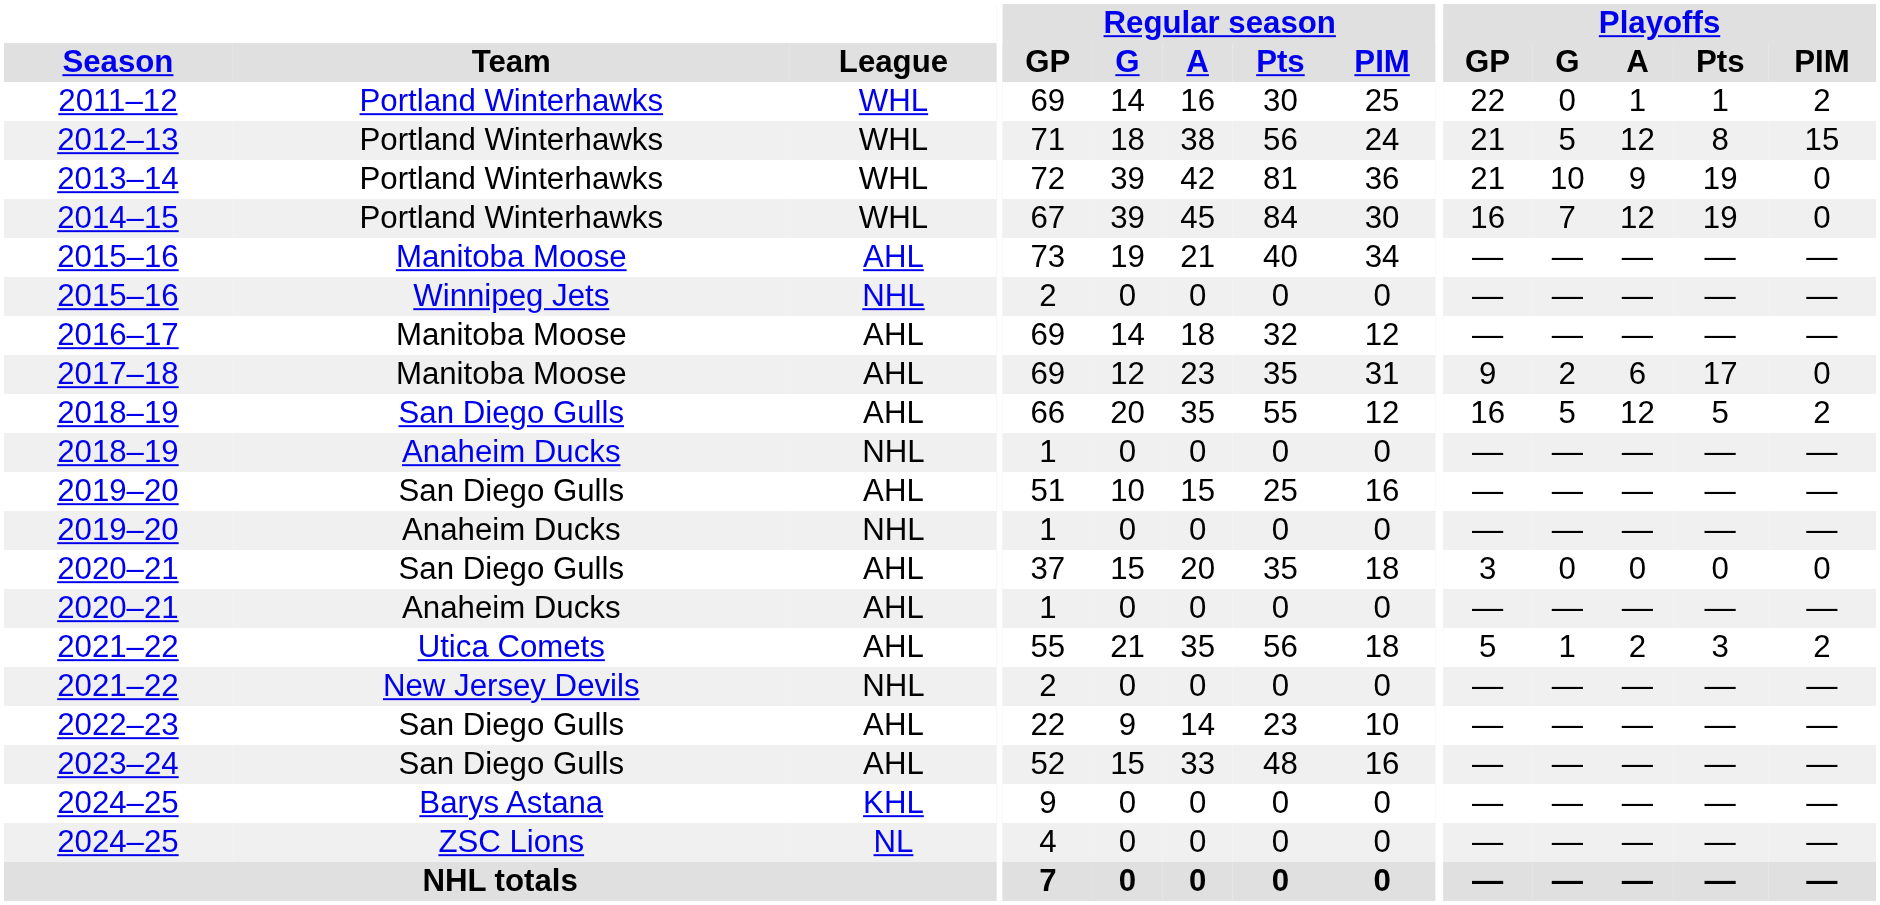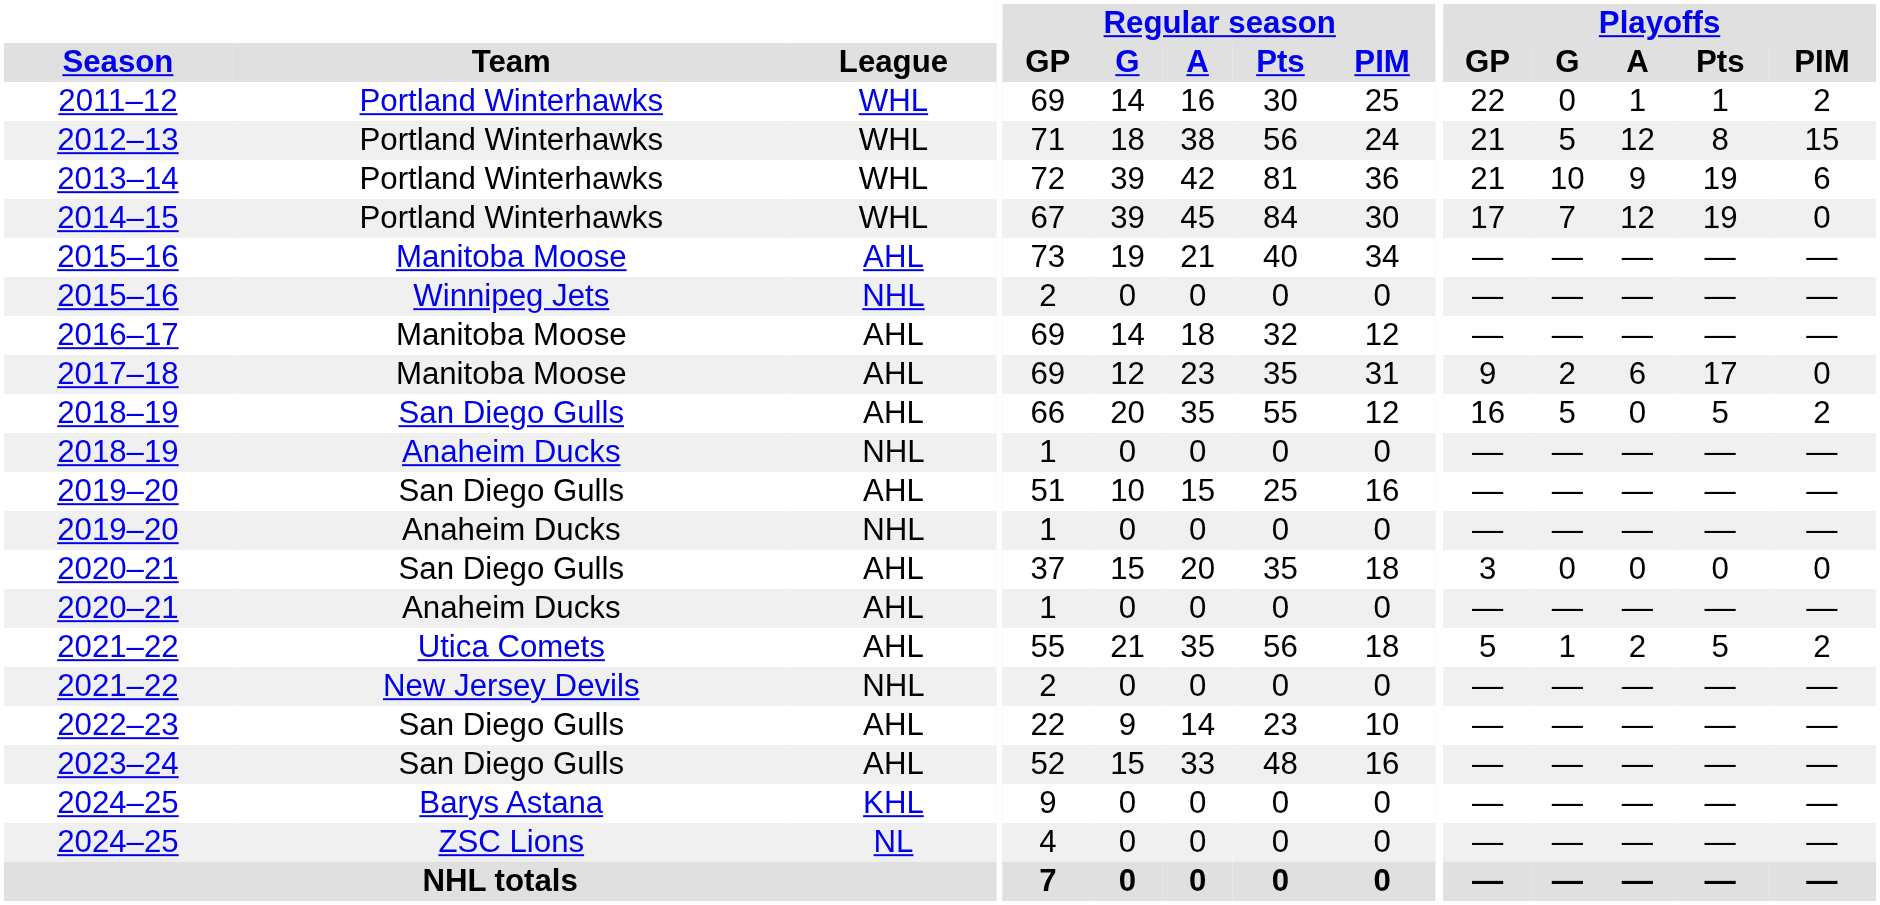(1822, 179) 0 -> (1822, 179) 6
(1488, 218) 16 -> (1488, 218) 17
(1637, 413) 12 -> (1637, 413) 0
(1720, 647) 3 -> (1720, 647) 5
